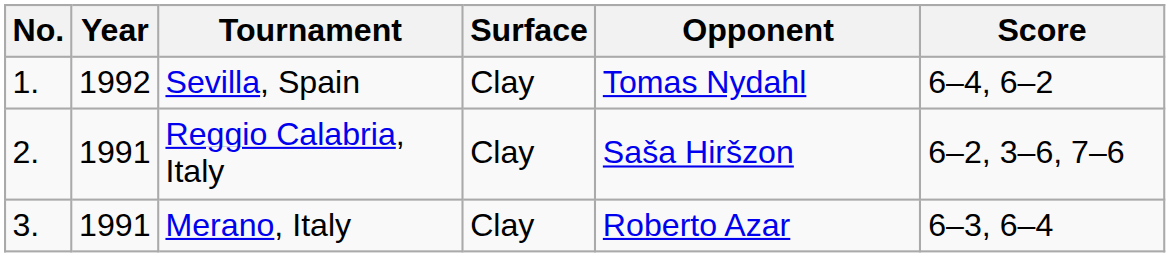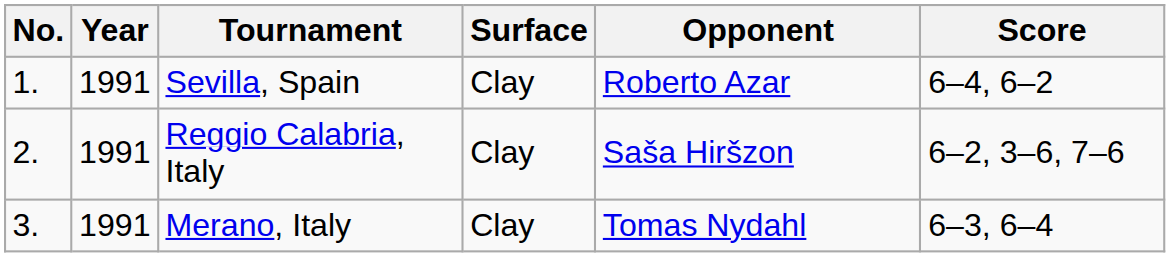(115, 82) 1992 -> (115, 82) 1991
(705, 82) Tomas Nydahl -> (697, 82) Roberto Azar
(697, 223) Roberto Azar -> (705, 223) Tomas Nydahl
